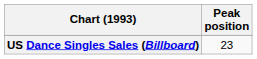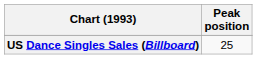(227, 44) 23 -> (227, 44) 25
